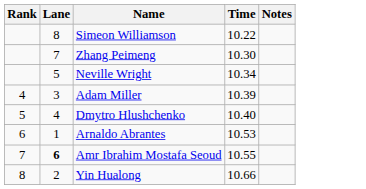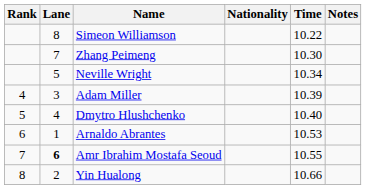+ column: (258, 14)
